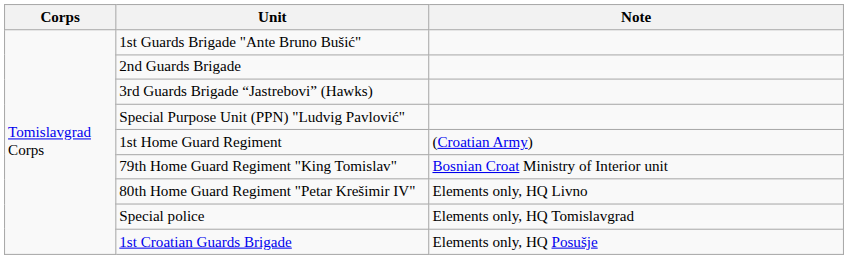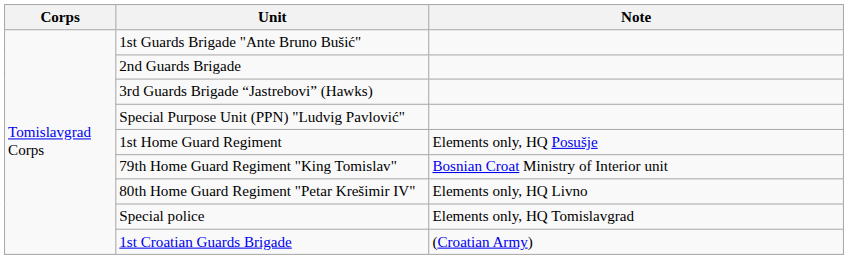(483, 142) (Croatian Army) -> (515, 142) Elements only, HQ Posušje
(515, 241) Elements only, HQ Posušje -> (483, 241) (Croatian Army)
